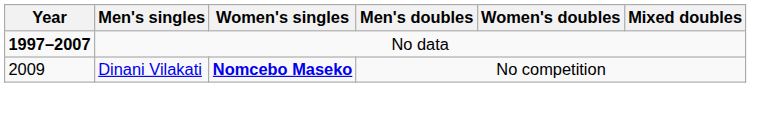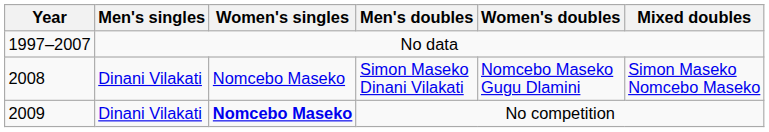(49, 44) bold -> (49, 44) normal
+ row: (414, 79)
